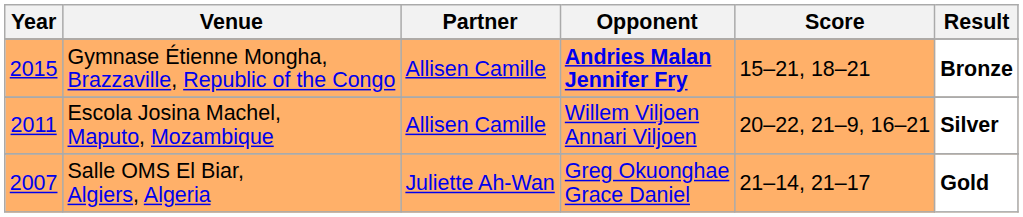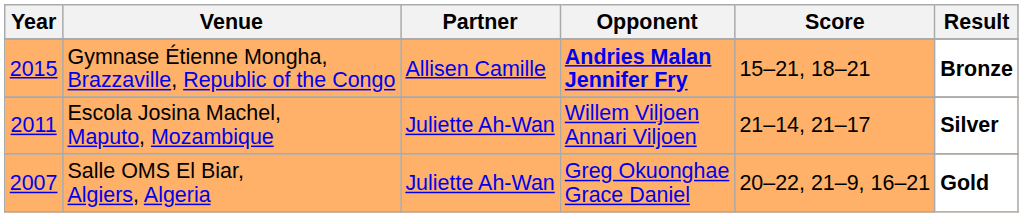(476, 126) Allisen Camille -> (480, 126) Juliette Ah-Wan
(835, 126) 20–22, 21–9, 16–21 -> (805, 126) 21–14, 21–17
(805, 183) 21–14, 21–17 -> (835, 183) 20–22, 21–9, 16–21
